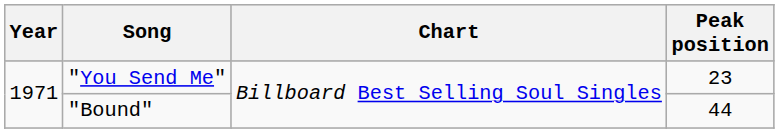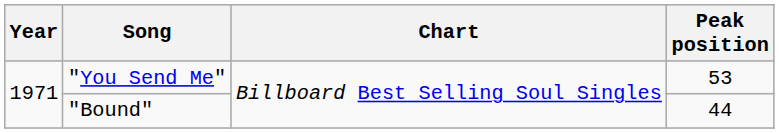(720, 78) 23 -> (720, 78) 53
